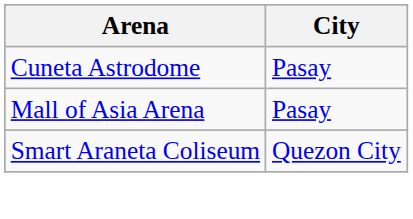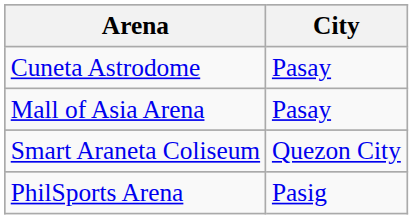+ row: (97, 193)
